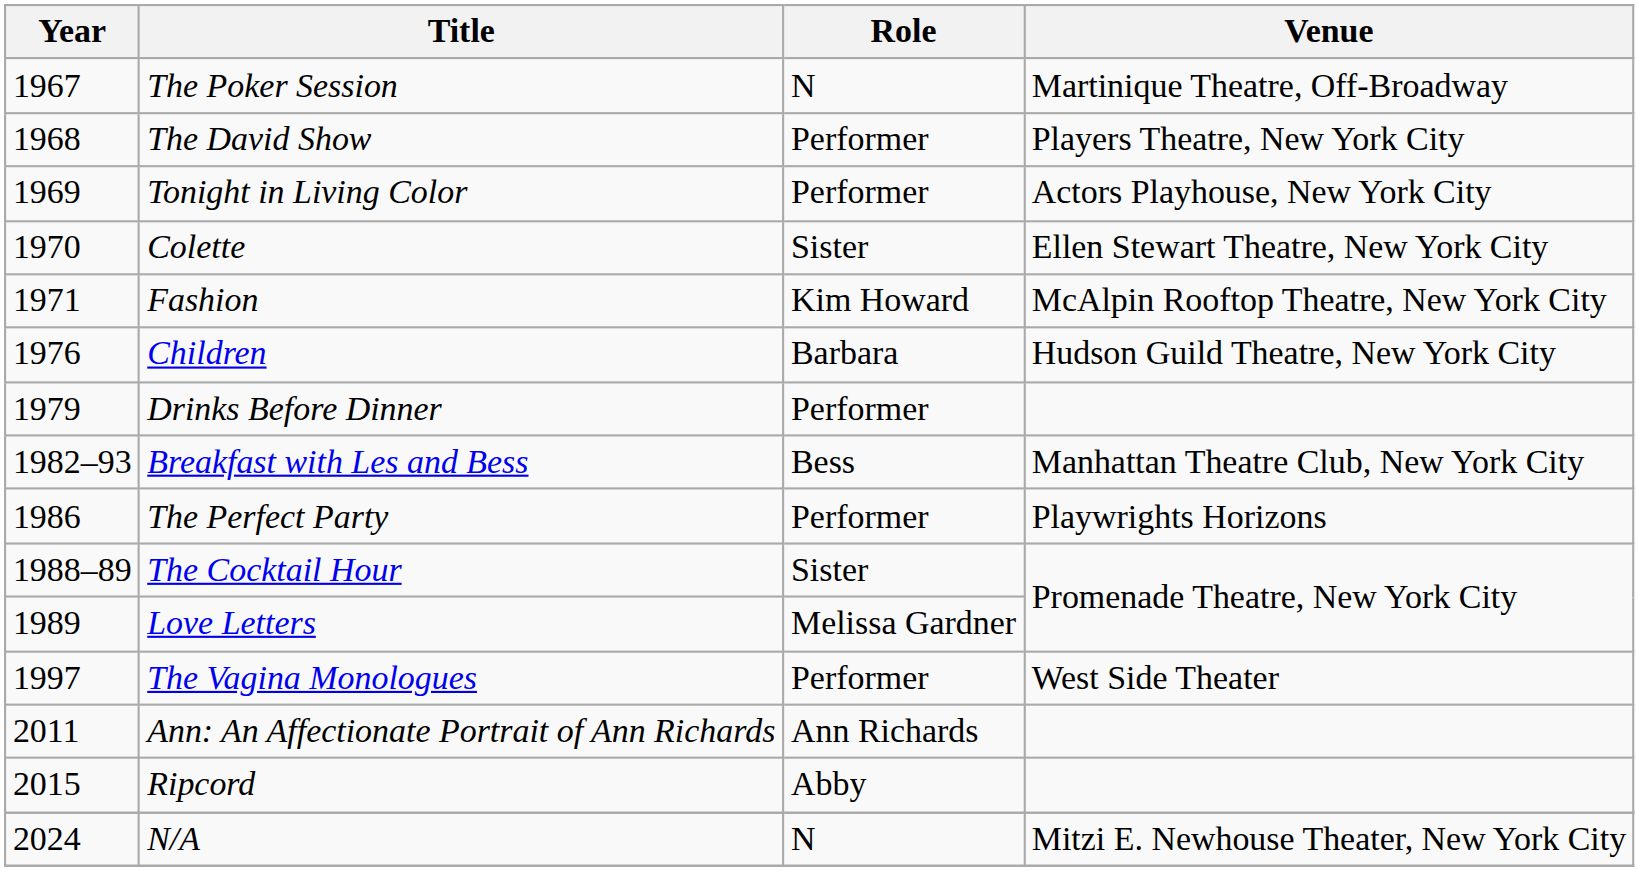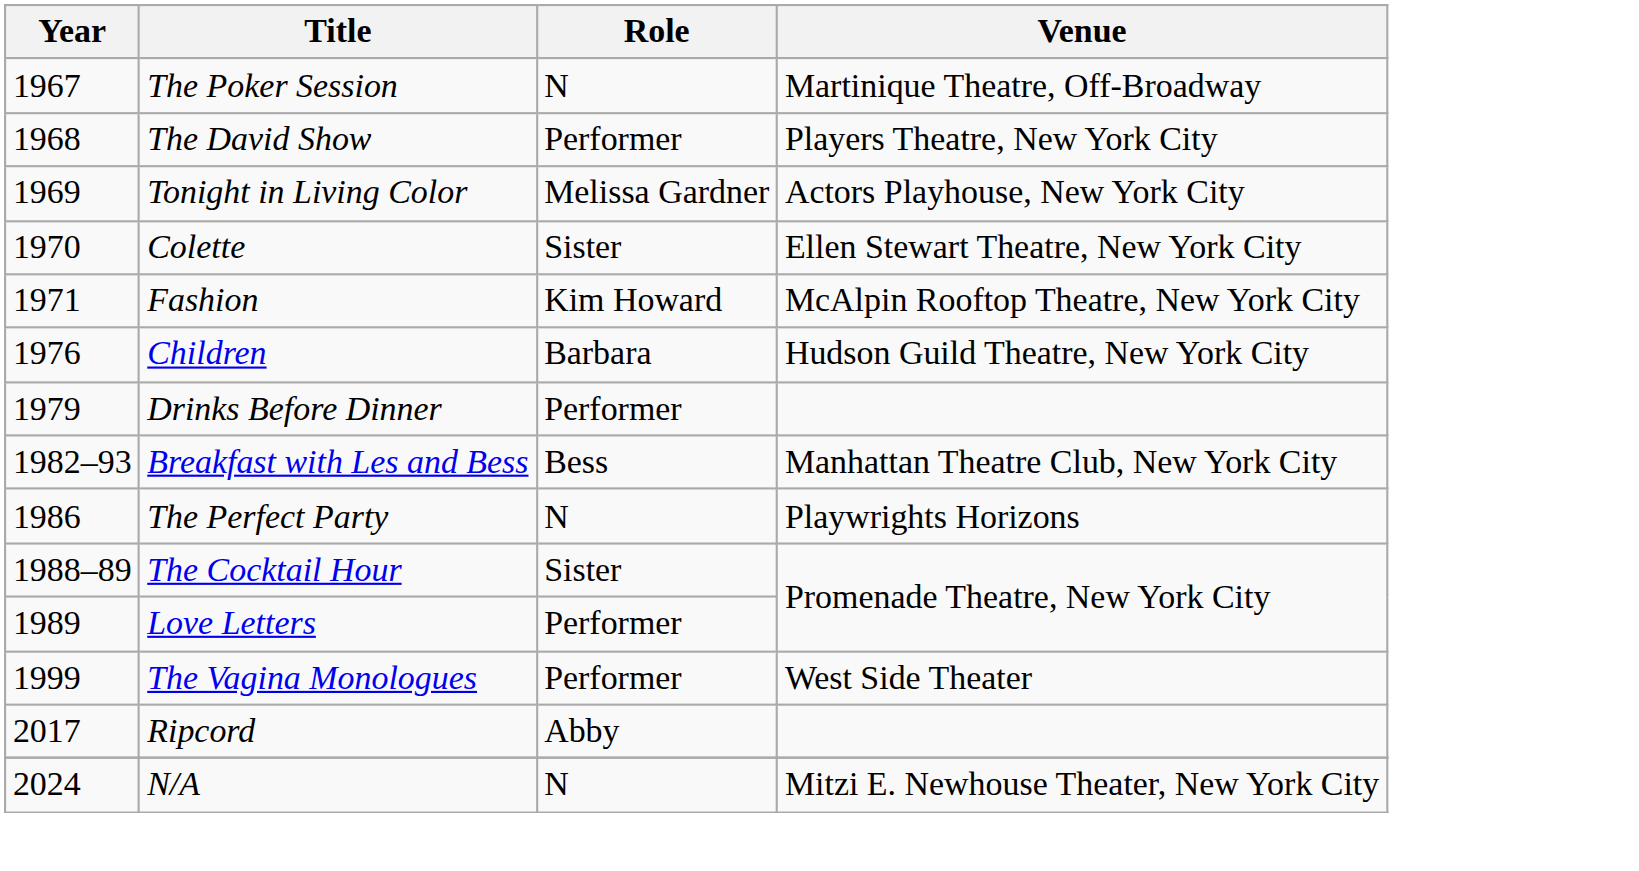(860, 192) Performer -> (657, 192) Melissa Gardner
(860, 515) Performer -> (556, 515) N
(904, 623) Melissa Gardner -> (613, 623) Performer
(47, 676) 1997 -> (47, 676) 1999
- row: (461, 730)
(47, 784) 2015 -> (47, 730) 2017
